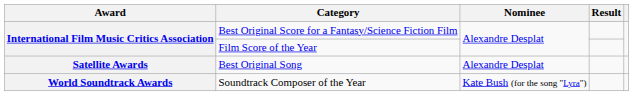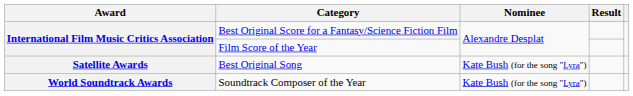(503, 64) Alexandre Desplat -> (525, 64) Kate Bush (for the song "Lyra")
